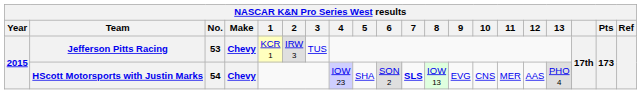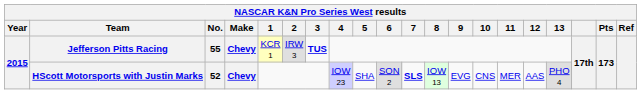(215, 49) 53 -> (215, 49) 55
(317, 49) normal -> (317, 49) bold
(215, 76) 54 -> (215, 76) 52
